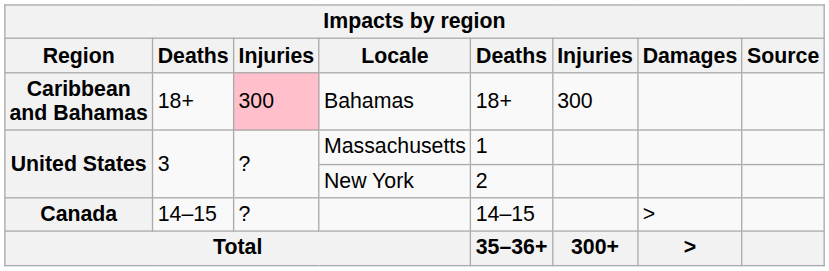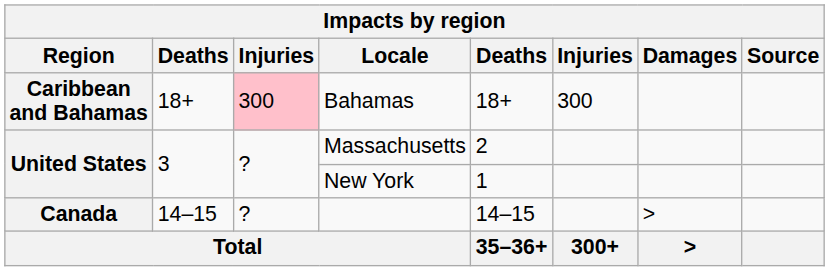(482, 146) 1 -> (482, 146) 2
(482, 180) 2 -> (482, 180) 1
